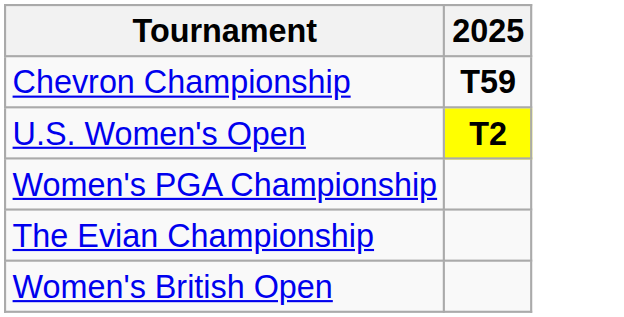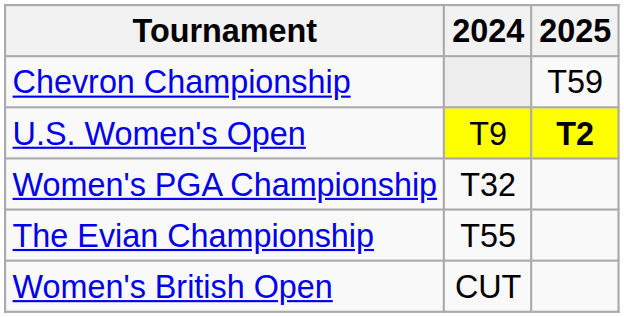+ column: (488, 31)
(488, 82) bold -> (575, 82) normal
